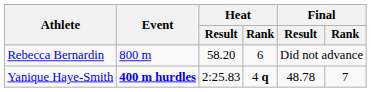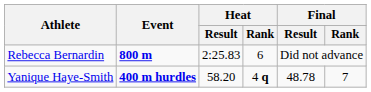(135, 56) normal -> (136, 56) bold
(221, 56) 58.20 -> (221, 56) 2:25.83
(221, 76) 2:25.83 -> (221, 76) 58.20
